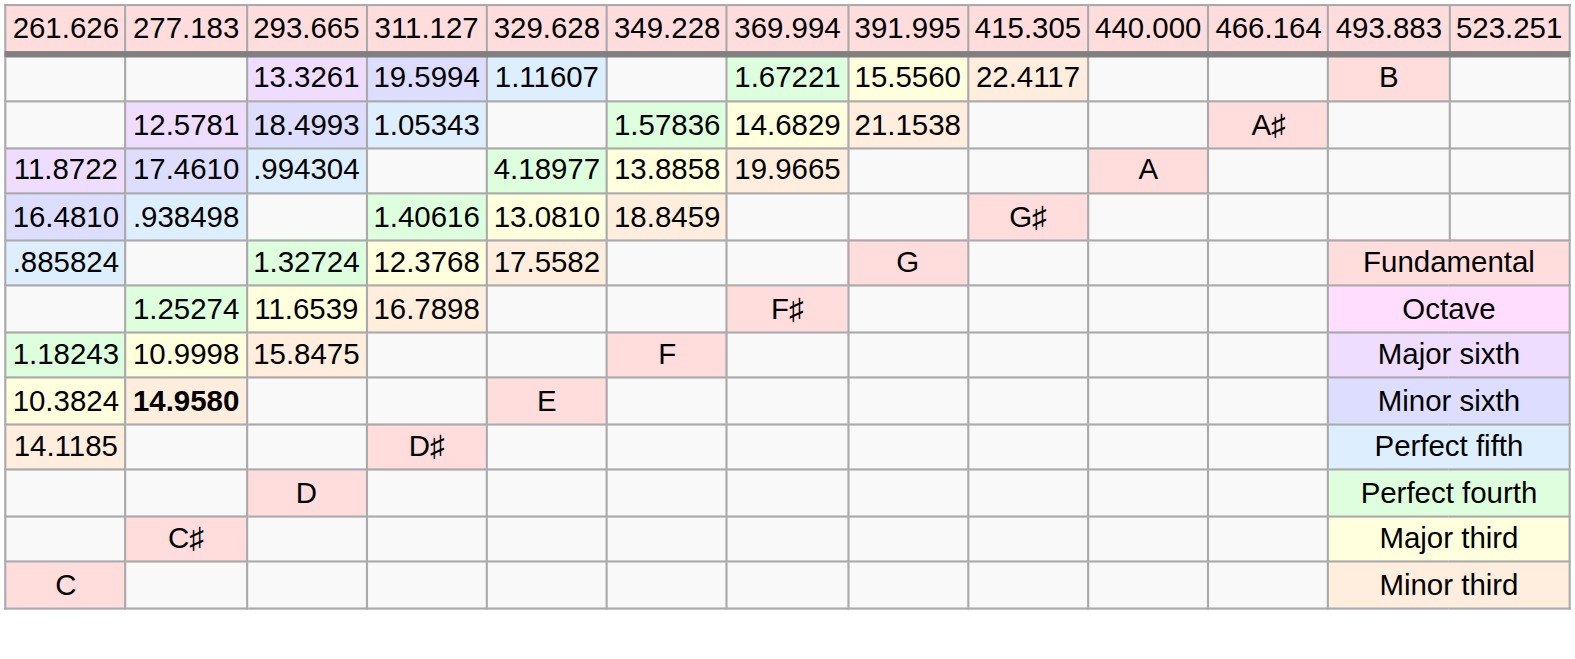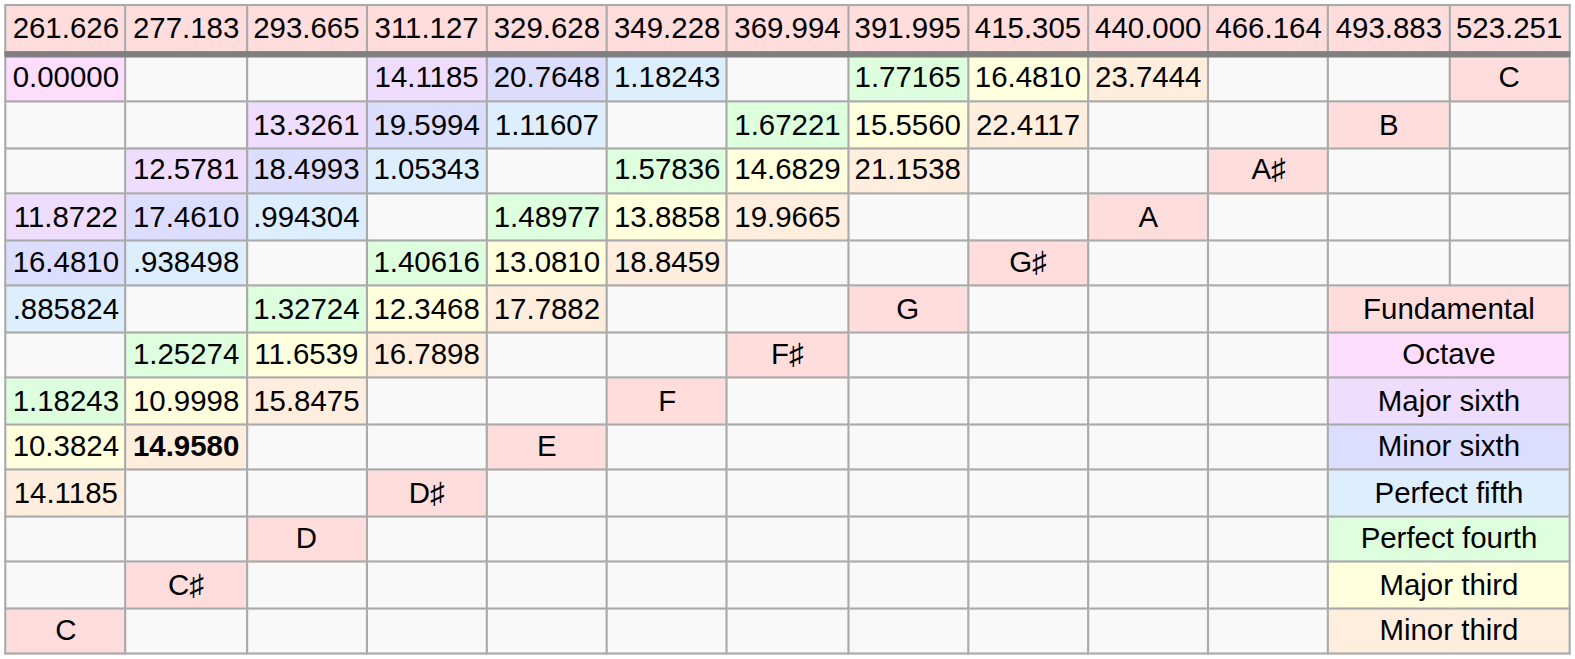+ row: (66, 78)
(547, 170) 4.18977 -> (547, 216) 1.48977
(427, 262) 12.3768 -> (427, 308) 12.3468
(547, 262) 17.5582 -> (547, 308) 17.7882
